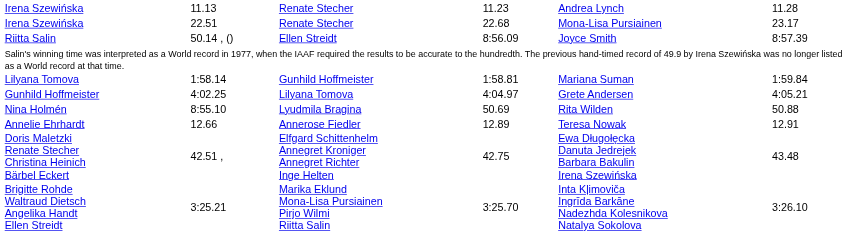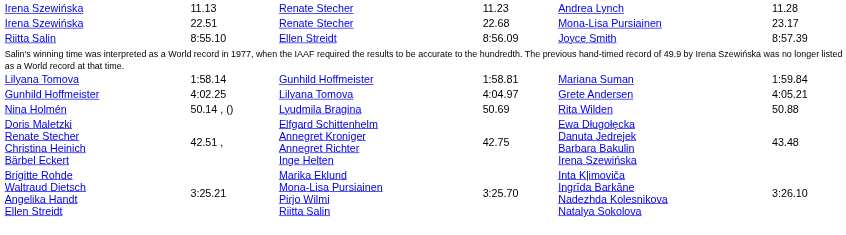(212, 38) 50.14 , () -> (208, 38) 8:55.10
(208, 109) 8:55.10 -> (212, 109) 50.14 , ()
- row: (45, 124)
